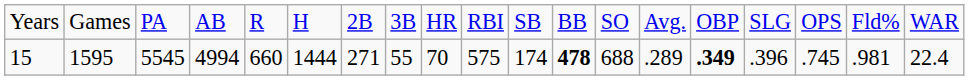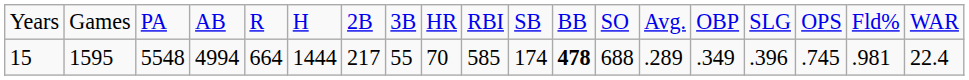(163, 57) 5545 -> (163, 57) 5548
(266, 57) 660 -> (266, 57) 664
(364, 57) 271 -> (364, 57) 217
(484, 57) 575 -> (484, 57) 585
(715, 57) bold -> (715, 57) normal
